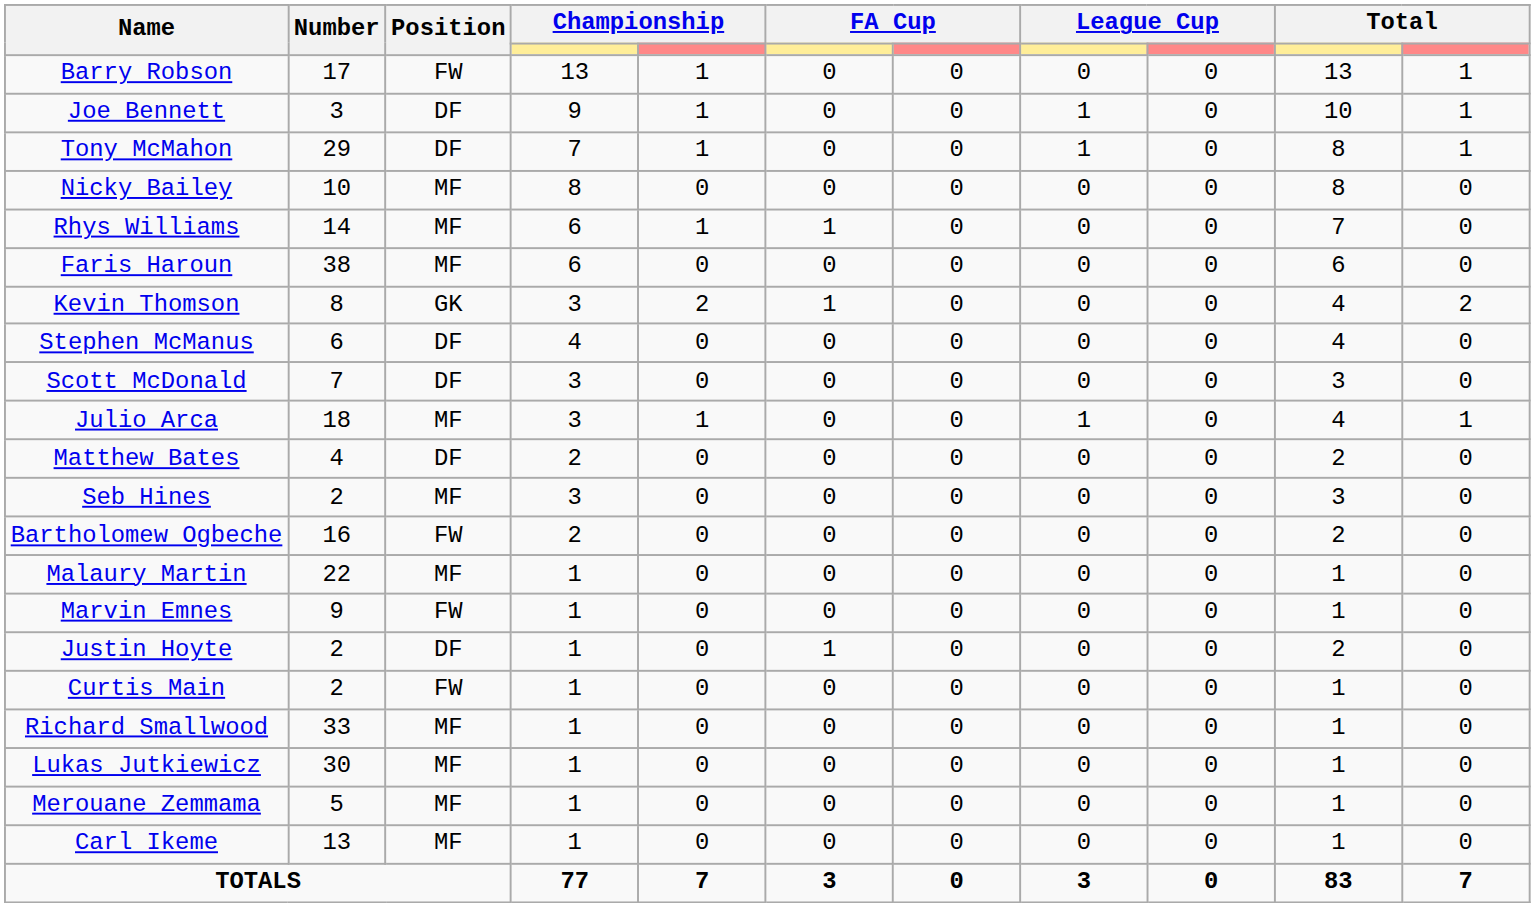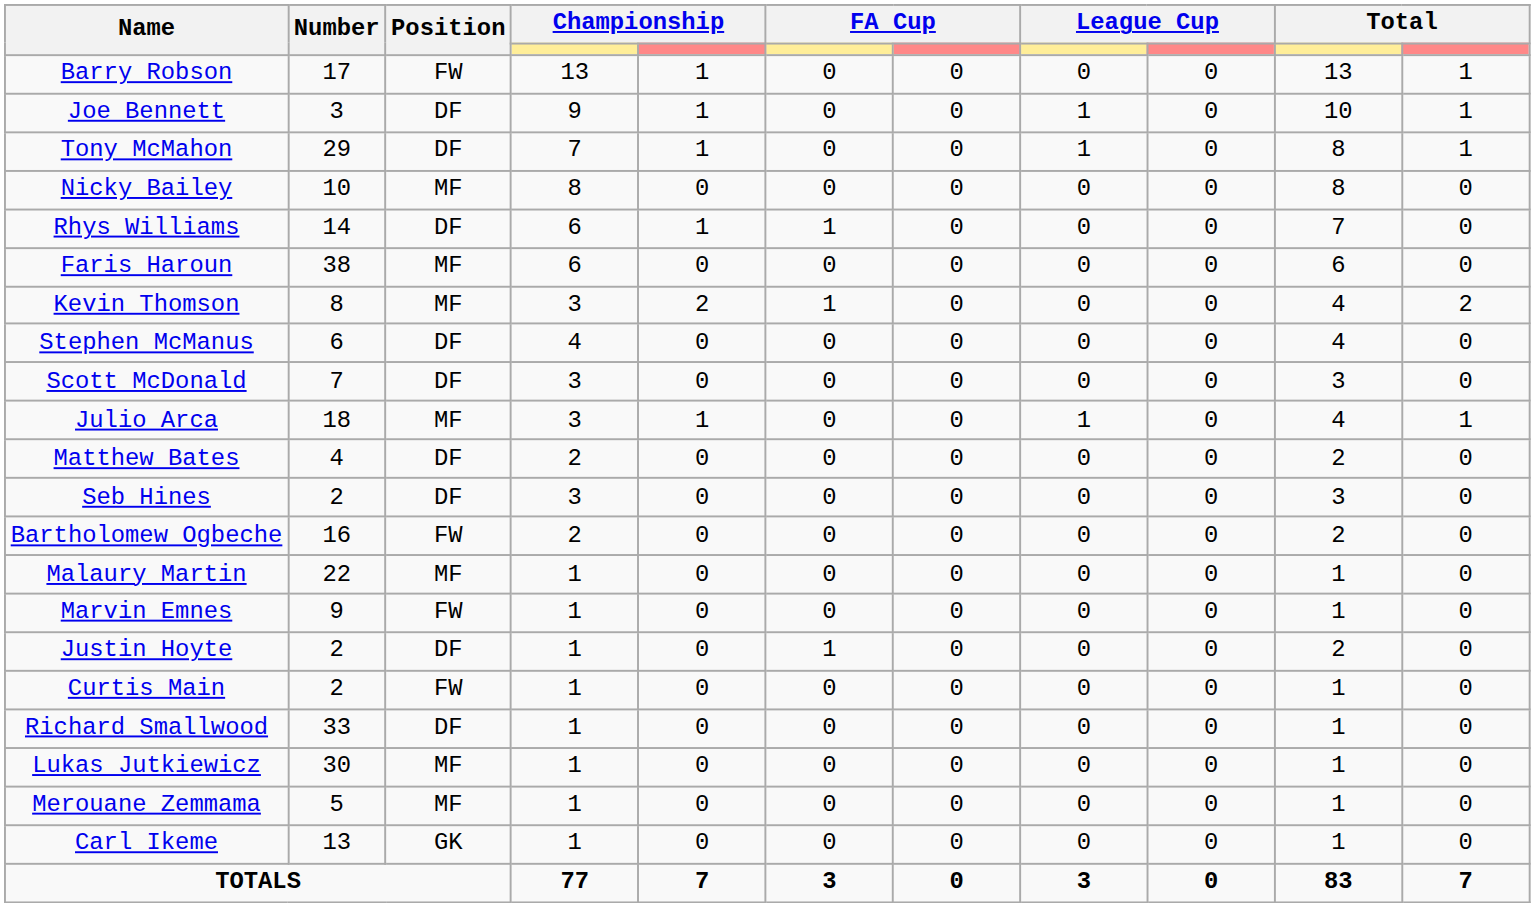(448, 228) MF -> (448, 228) DF
(448, 305) GK -> (448, 305) MF
(448, 498) MF -> (448, 498) DF
(448, 729) MF -> (448, 729) DF
(448, 844) MF -> (448, 844) GK
